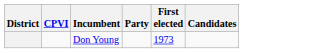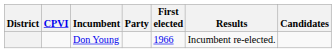+ column: (232, 23)
(164, 39) 1973 -> (164, 39) 1966
